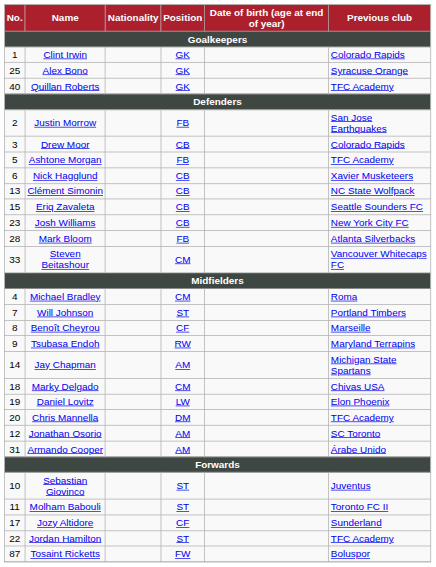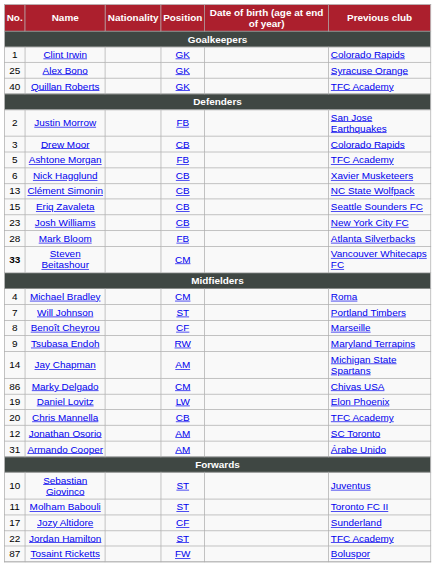(15, 260) normal -> (15, 260) bold
(15, 386) 18 -> (15, 386) 86
(183, 418) DM -> (183, 418) CB
